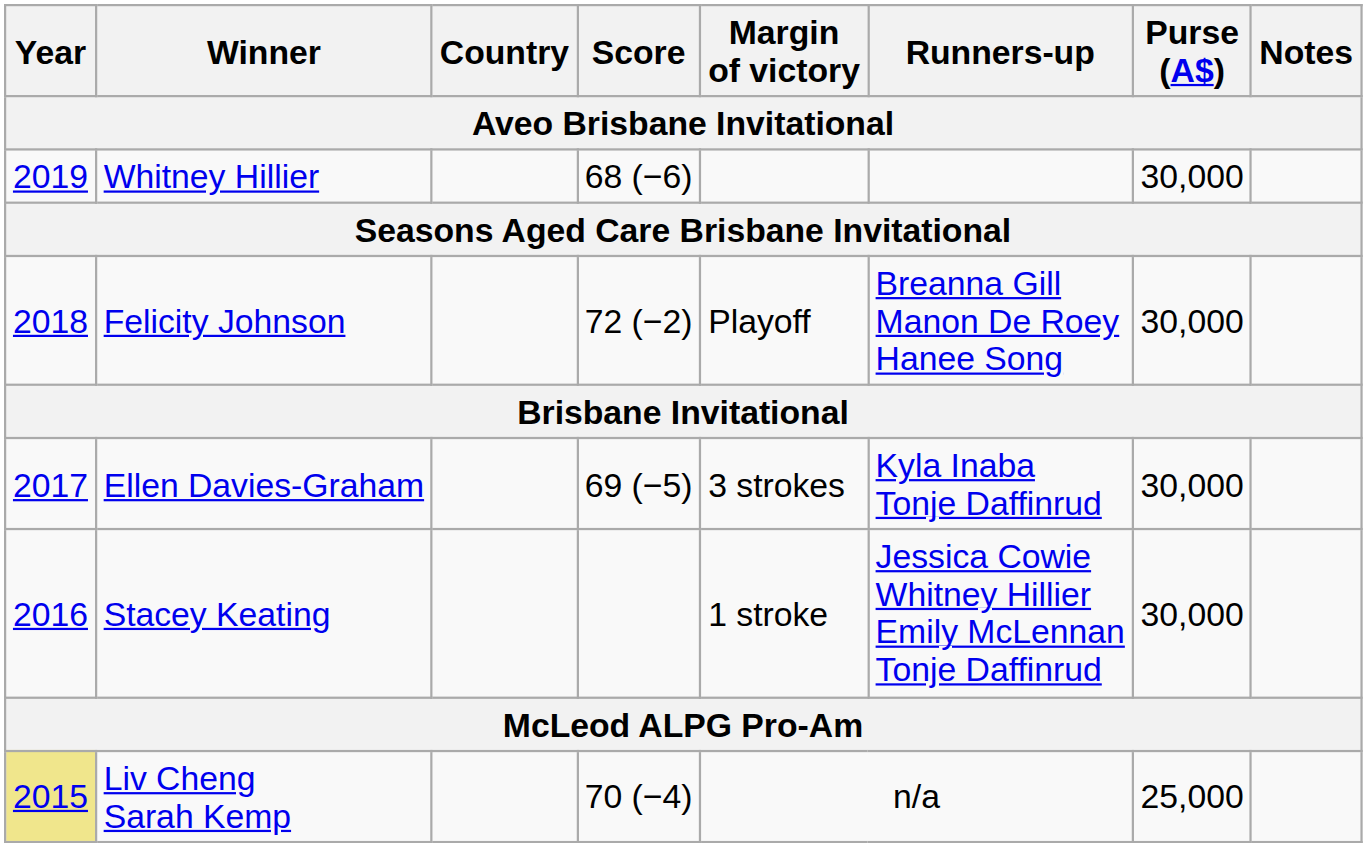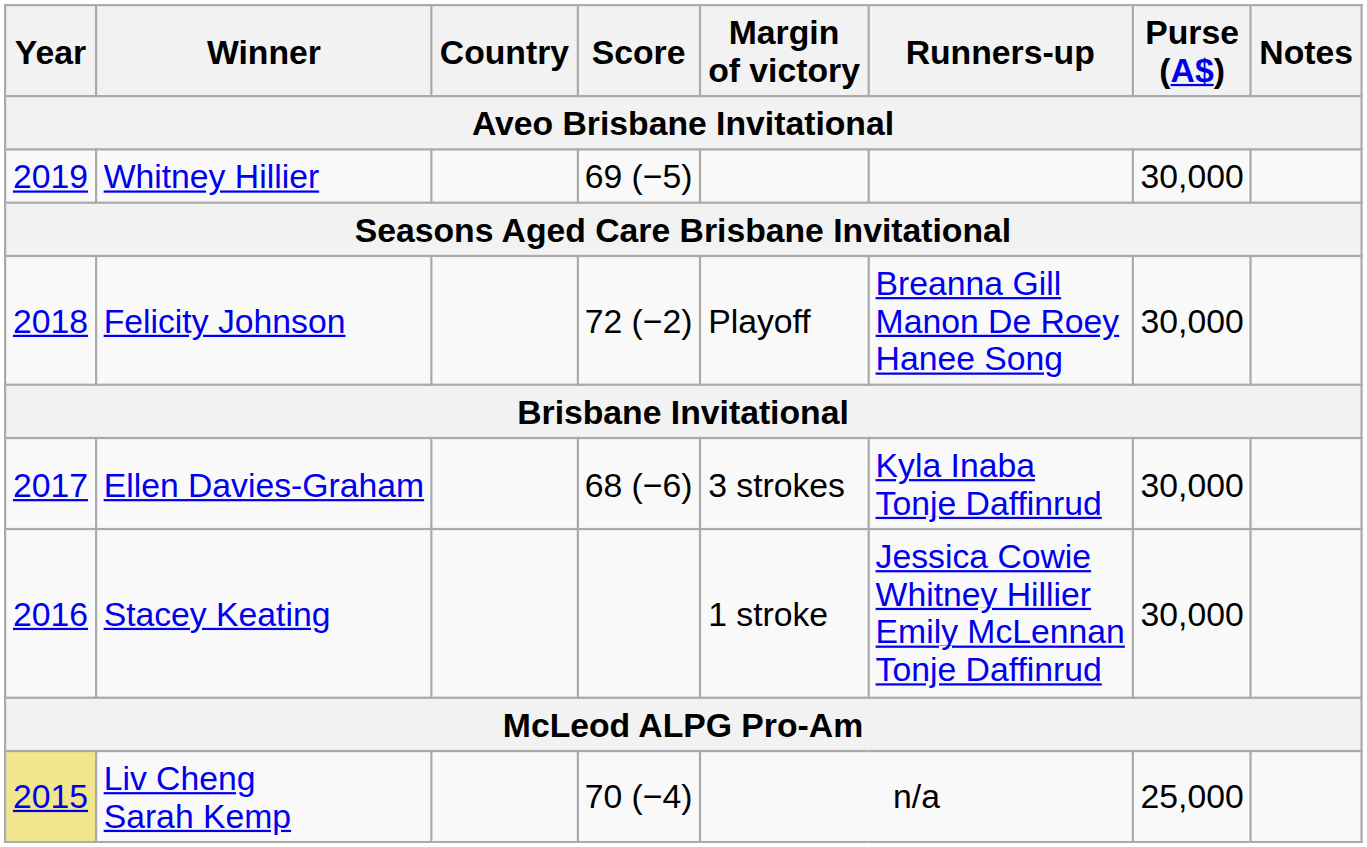(639, 177) 68 (−6) -> (639, 177) 69 (−5)
(639, 485) 69 (−5) -> (639, 485) 68 (−6)
